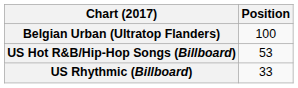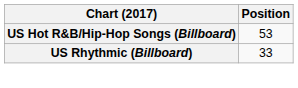- row: (122, 33)
